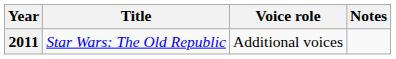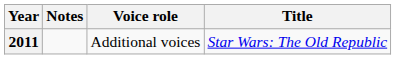columns swapped: (136, 16) <-> (369, 16)
